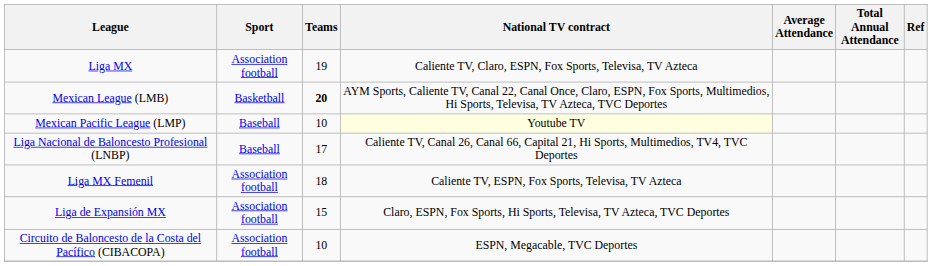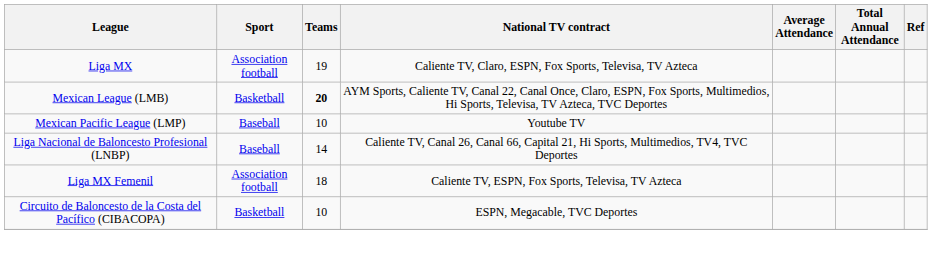(556, 123) lightyellow background -> (556, 123) no background
(321, 148) 17 -> (321, 148) 14
- row: (110, 213)
(259, 245) Association football -> (259, 213) Basketball
